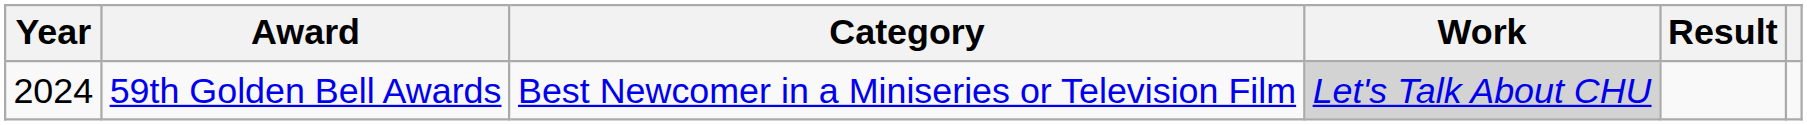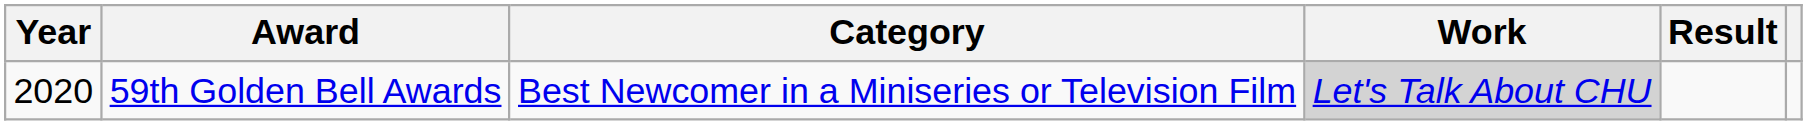(53, 89) 2024 -> (53, 89) 2020
